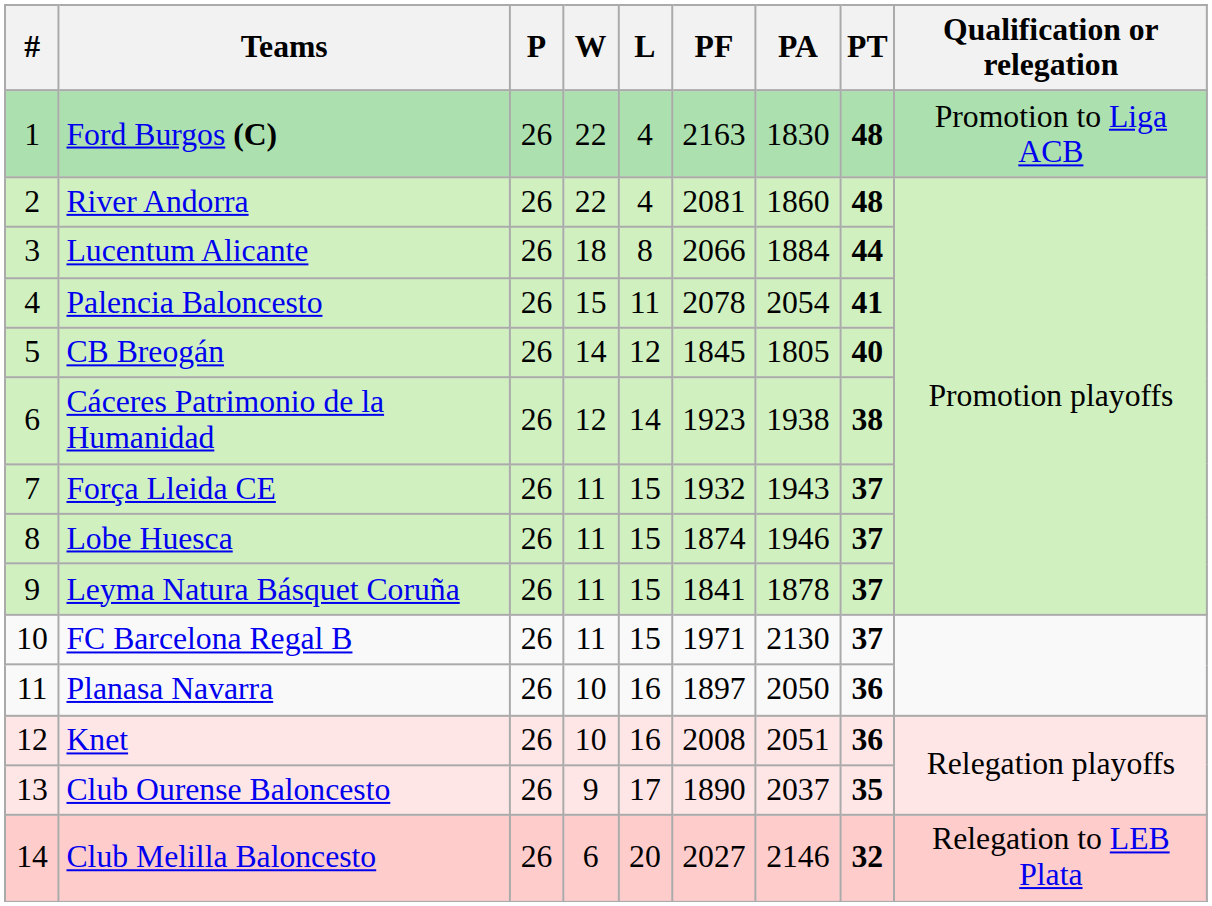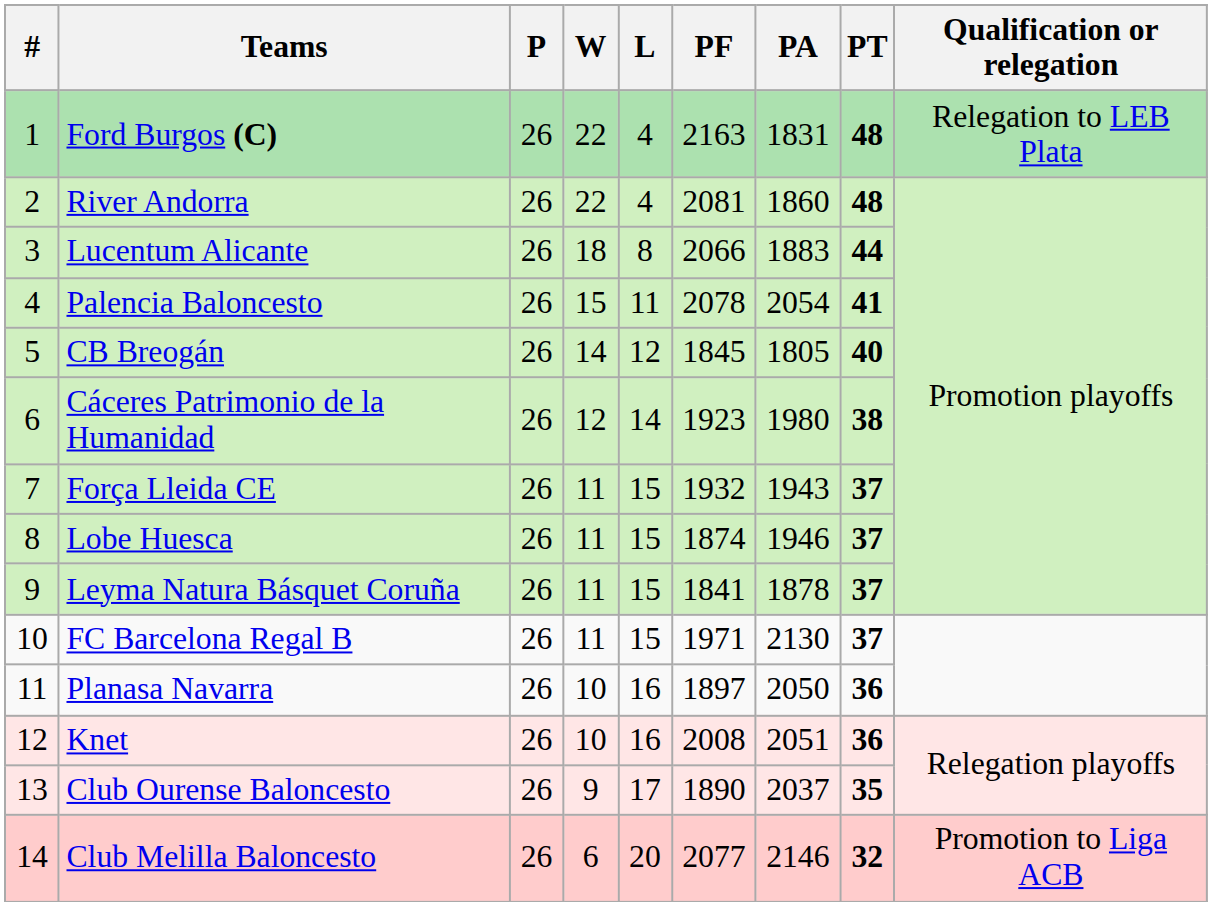(798, 133) 1830 -> (798, 133) 1831
(1051, 133) Promotion to Liga ACB -> (1051, 133) Relegation to LEB Plata
(798, 251) 1884 -> (798, 251) 1883
(798, 420) 1938 -> (798, 420) 1980
(714, 857) 2027 -> (714, 857) 2077
(1051, 857) Relegation to LEB Plata -> (1051, 857) Promotion to Liga ACB
